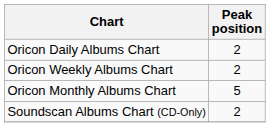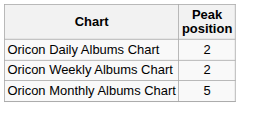- row: (107, 111)
